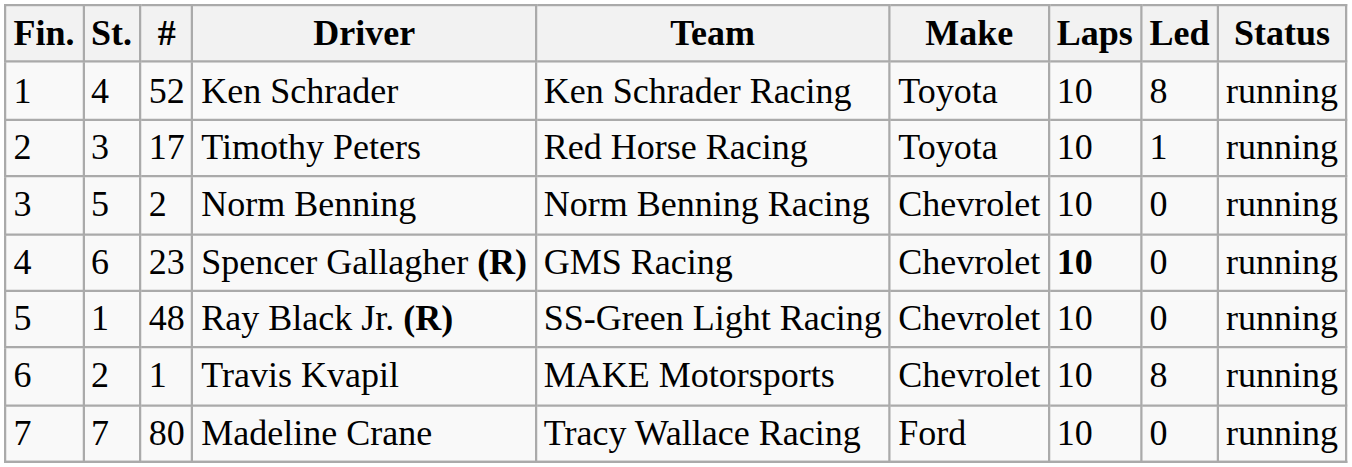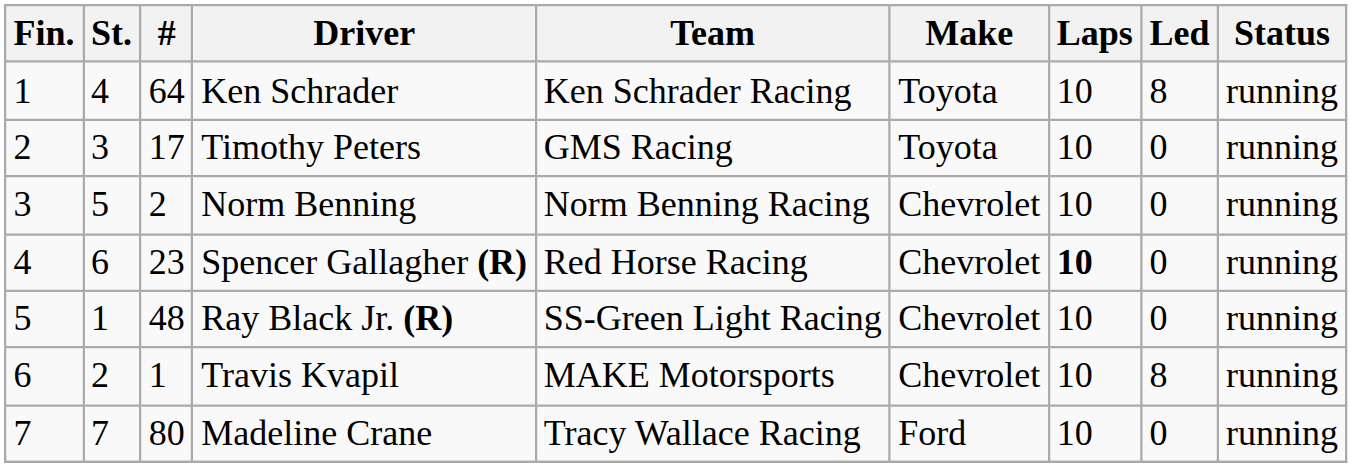(167, 90) 52 -> (167, 90) 64
(676, 147) Red Horse Racing -> (638, 147) GMS Racing
(1158, 147) 1 -> (1158, 147) 0
(638, 261) GMS Racing -> (676, 261) Red Horse Racing
